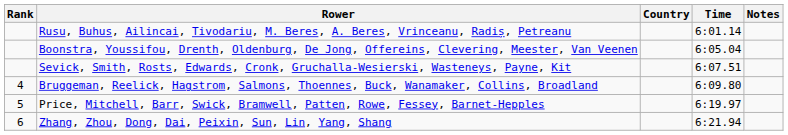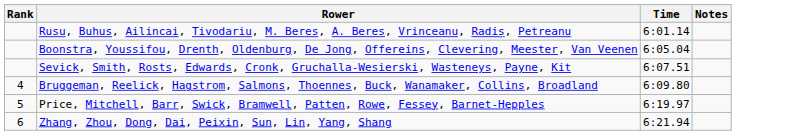- column: (666, 13)
